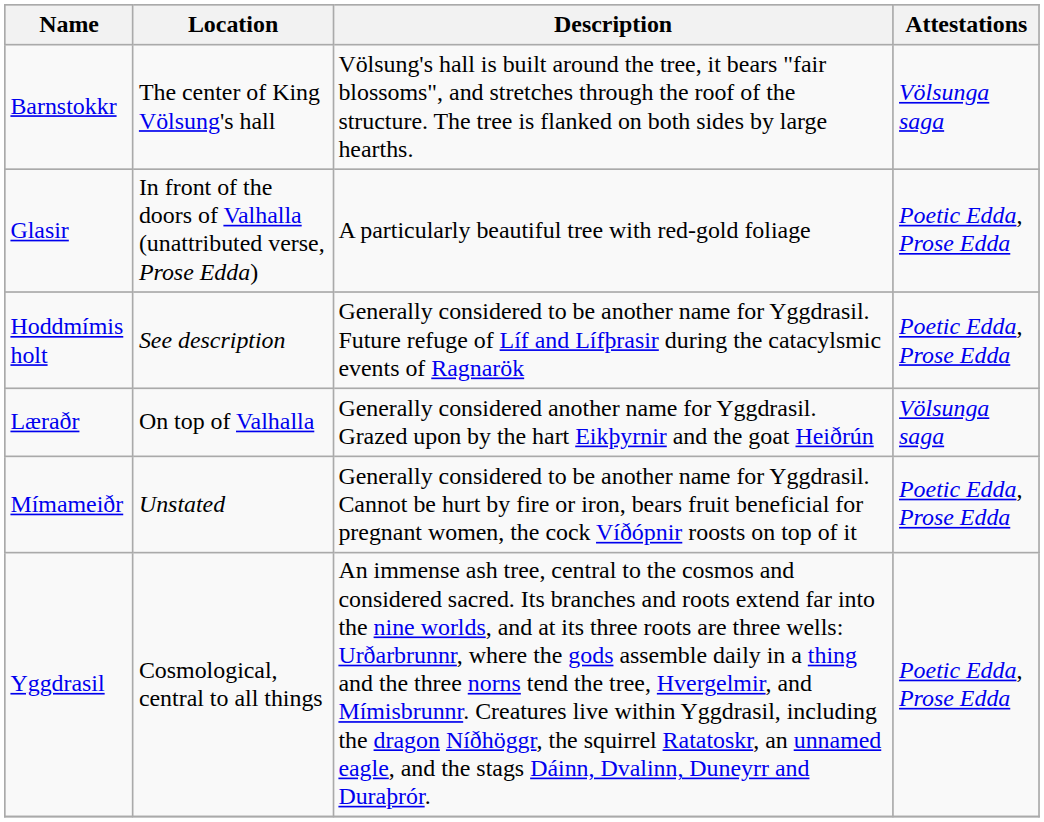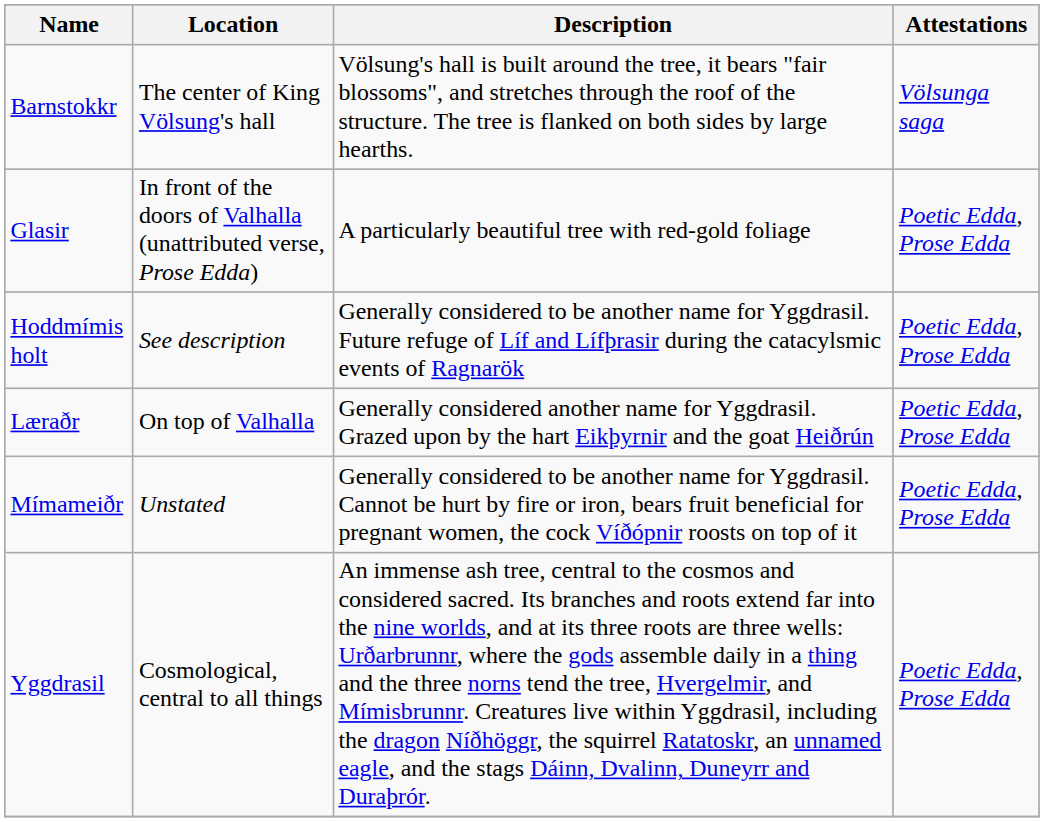(944, 422) Völsunga saga -> (961, 422) Poetic Edda, Prose Edda
